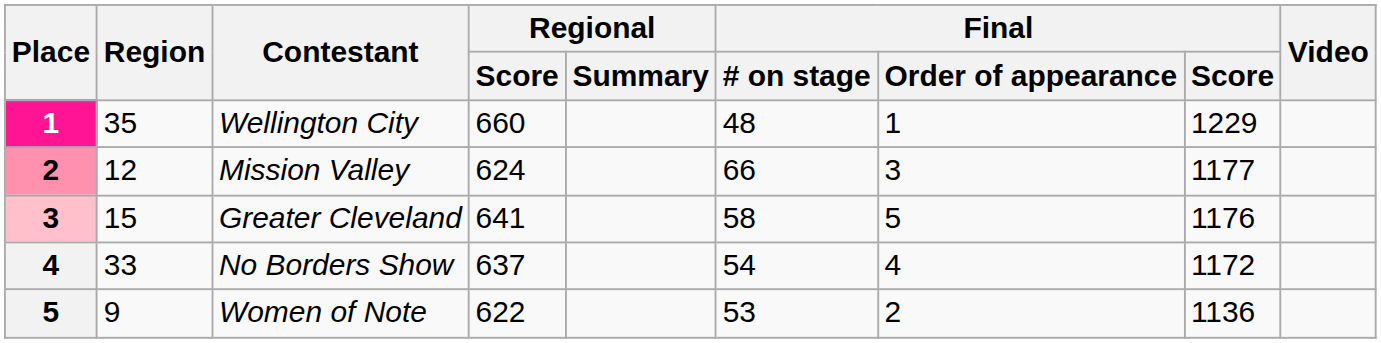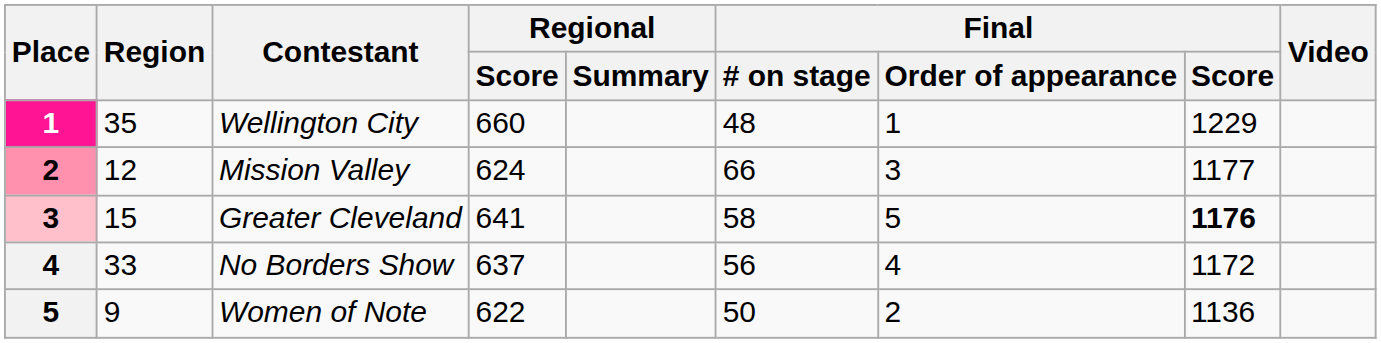(1223, 218) normal -> (1223, 218) bold
(739, 265) 54 -> (739, 265) 56
(739, 312) 53 -> (739, 312) 50
